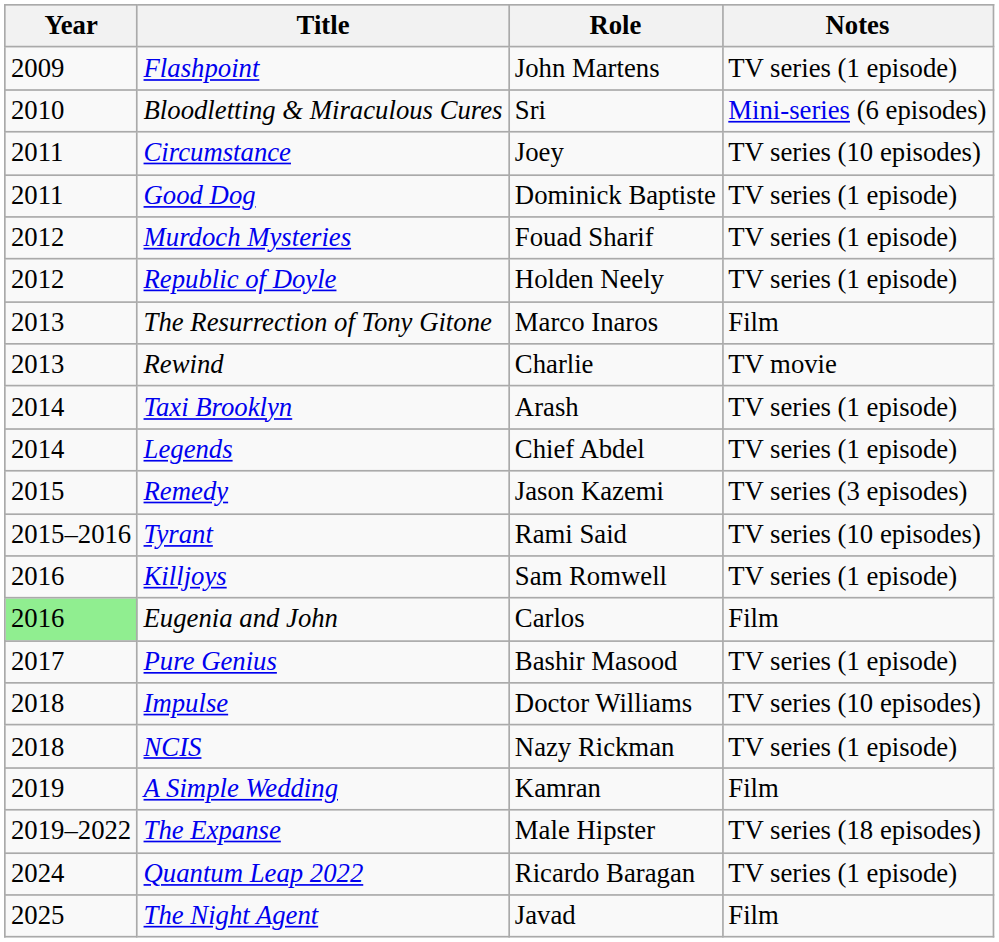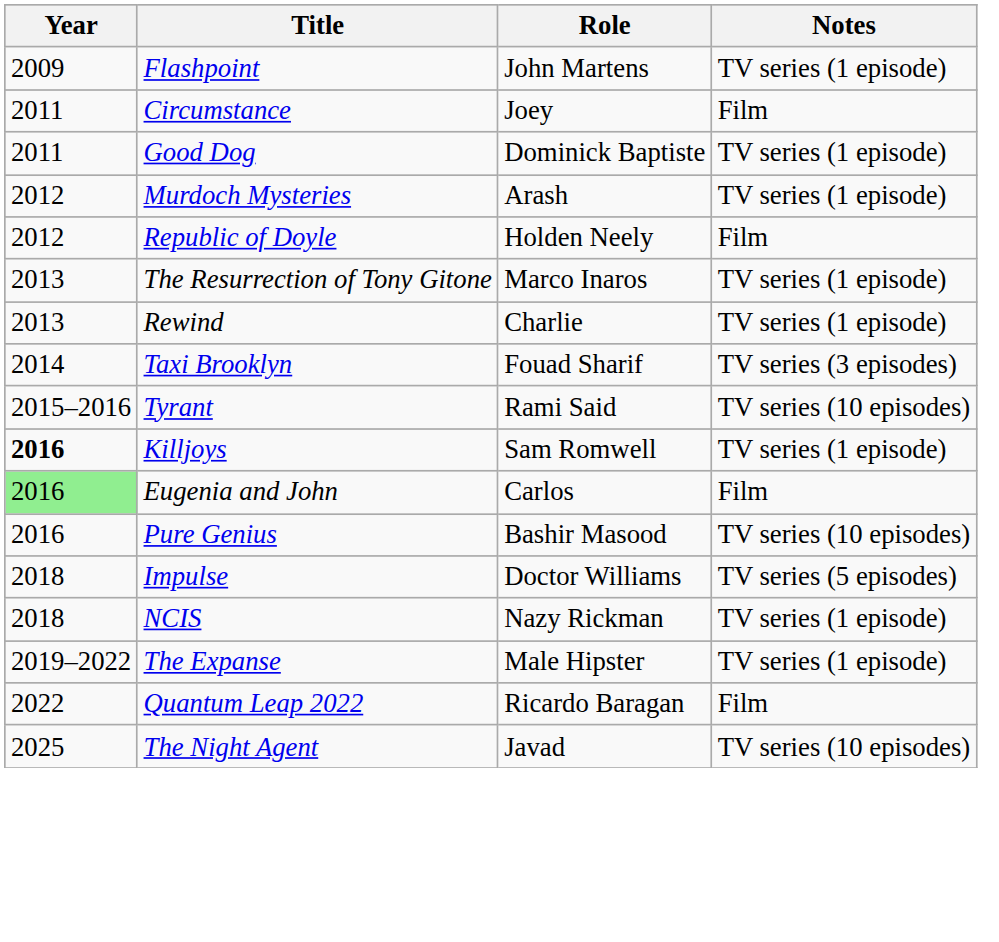- row: (323, 110)
(855, 152) TV series (10 episodes) -> (743, 110) Film
(584, 237) Fouad Sharif -> (536, 195) Arash
(843, 279) TV series (1 episode) -> (743, 237) Film
(754, 322) Film -> (832, 279) TV series (1 episode)
(783, 364) TV movie -> (832, 322) TV series (1 episode)
(547, 407) Arash -> (574, 364) Fouad Sharif
(843, 407) TV series (1 episode) -> (837, 364) TV series (3 episodes)
- row: (188, 449)
- row: (186, 491)
(38, 576) normal -> (38, 449) bold
(38, 661) 2017 -> (38, 534) 2016
(843, 661) TV series (1 episode) -> (844, 534) TV series (10 episodes)
(855, 703) TV series (10 episodes) -> (837, 576) TV series (5 episodes)
- row: (241, 788)
(855, 830) TV series (18 episodes) -> (832, 661) TV series (1 episode)
(38, 873) 2024 -> (38, 703) 2022
(843, 873) TV series (1 episode) -> (743, 703) Film
(754, 915) Film -> (844, 746) TV series (10 episodes)
